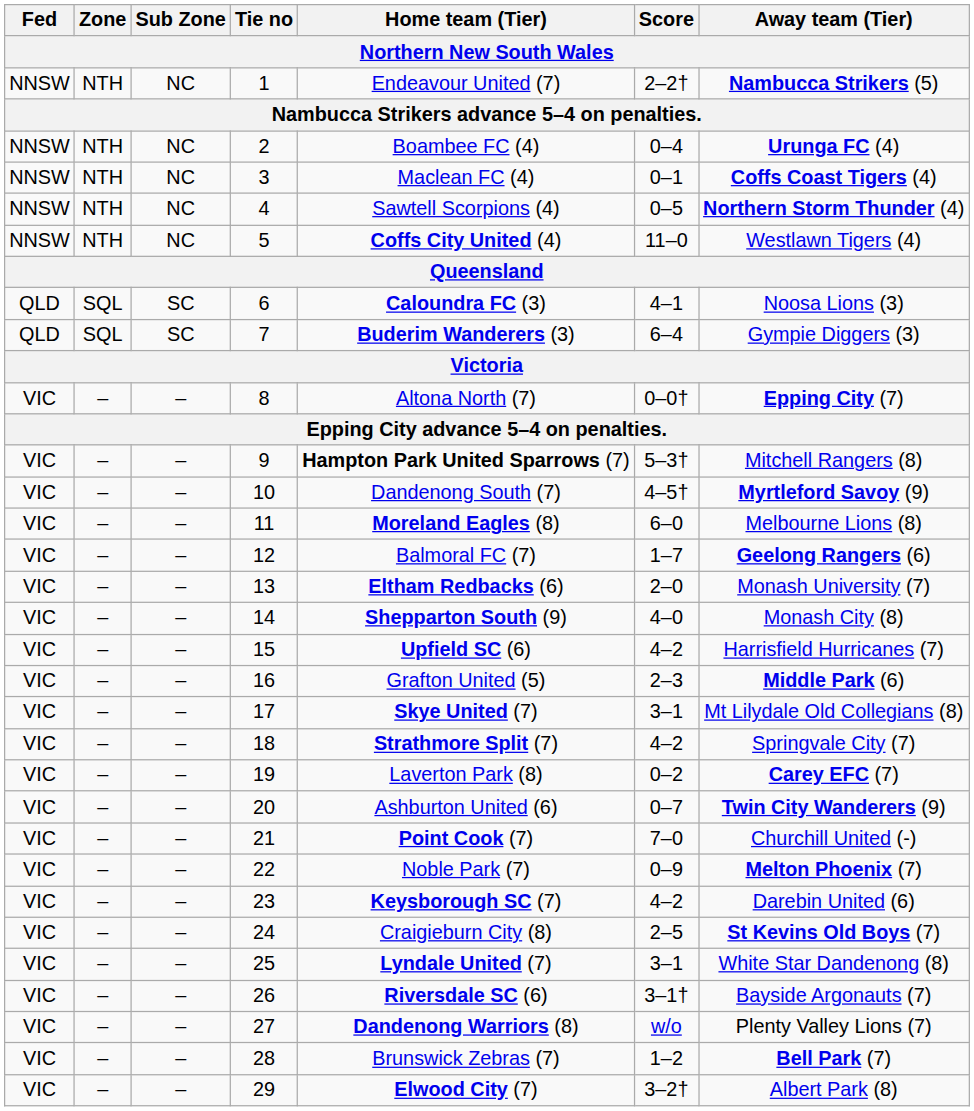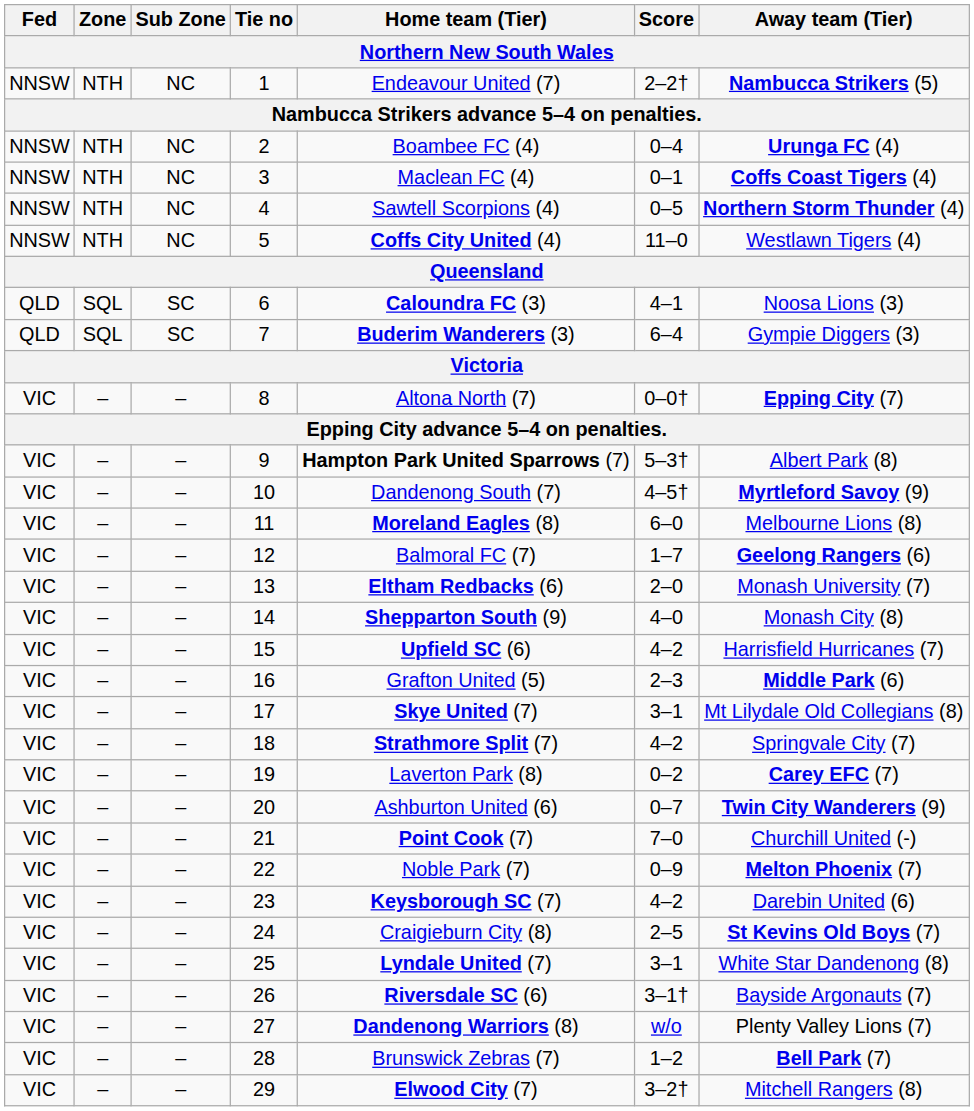(834, 460) Mitchell Rangers (8) -> (834, 460) Albert Park (8)
(834, 1090) Albert Park (8) -> (834, 1090) Mitchell Rangers (8)
